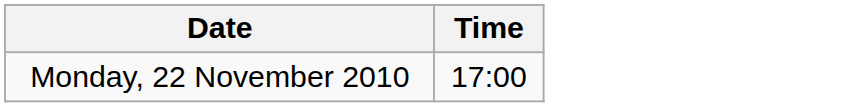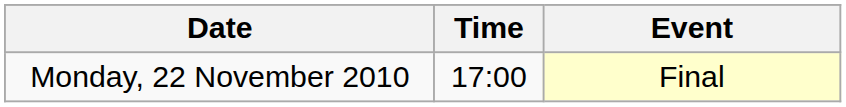+ column: (692, 28)
